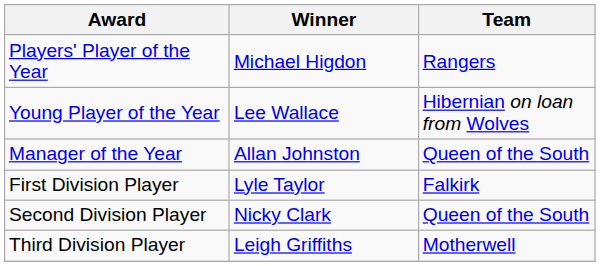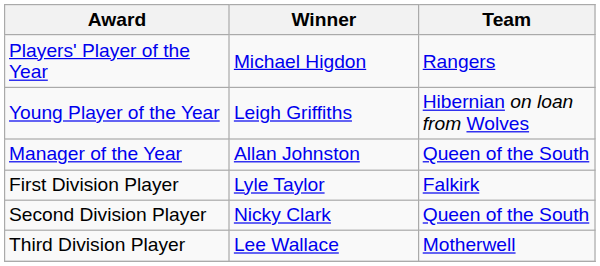(286, 113) Lee Wallace -> (293, 113) Leigh Griffiths
(293, 245) Leigh Griffiths -> (286, 245) Lee Wallace
